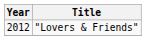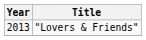(18, 28) 2012 -> (18, 28) 2013
